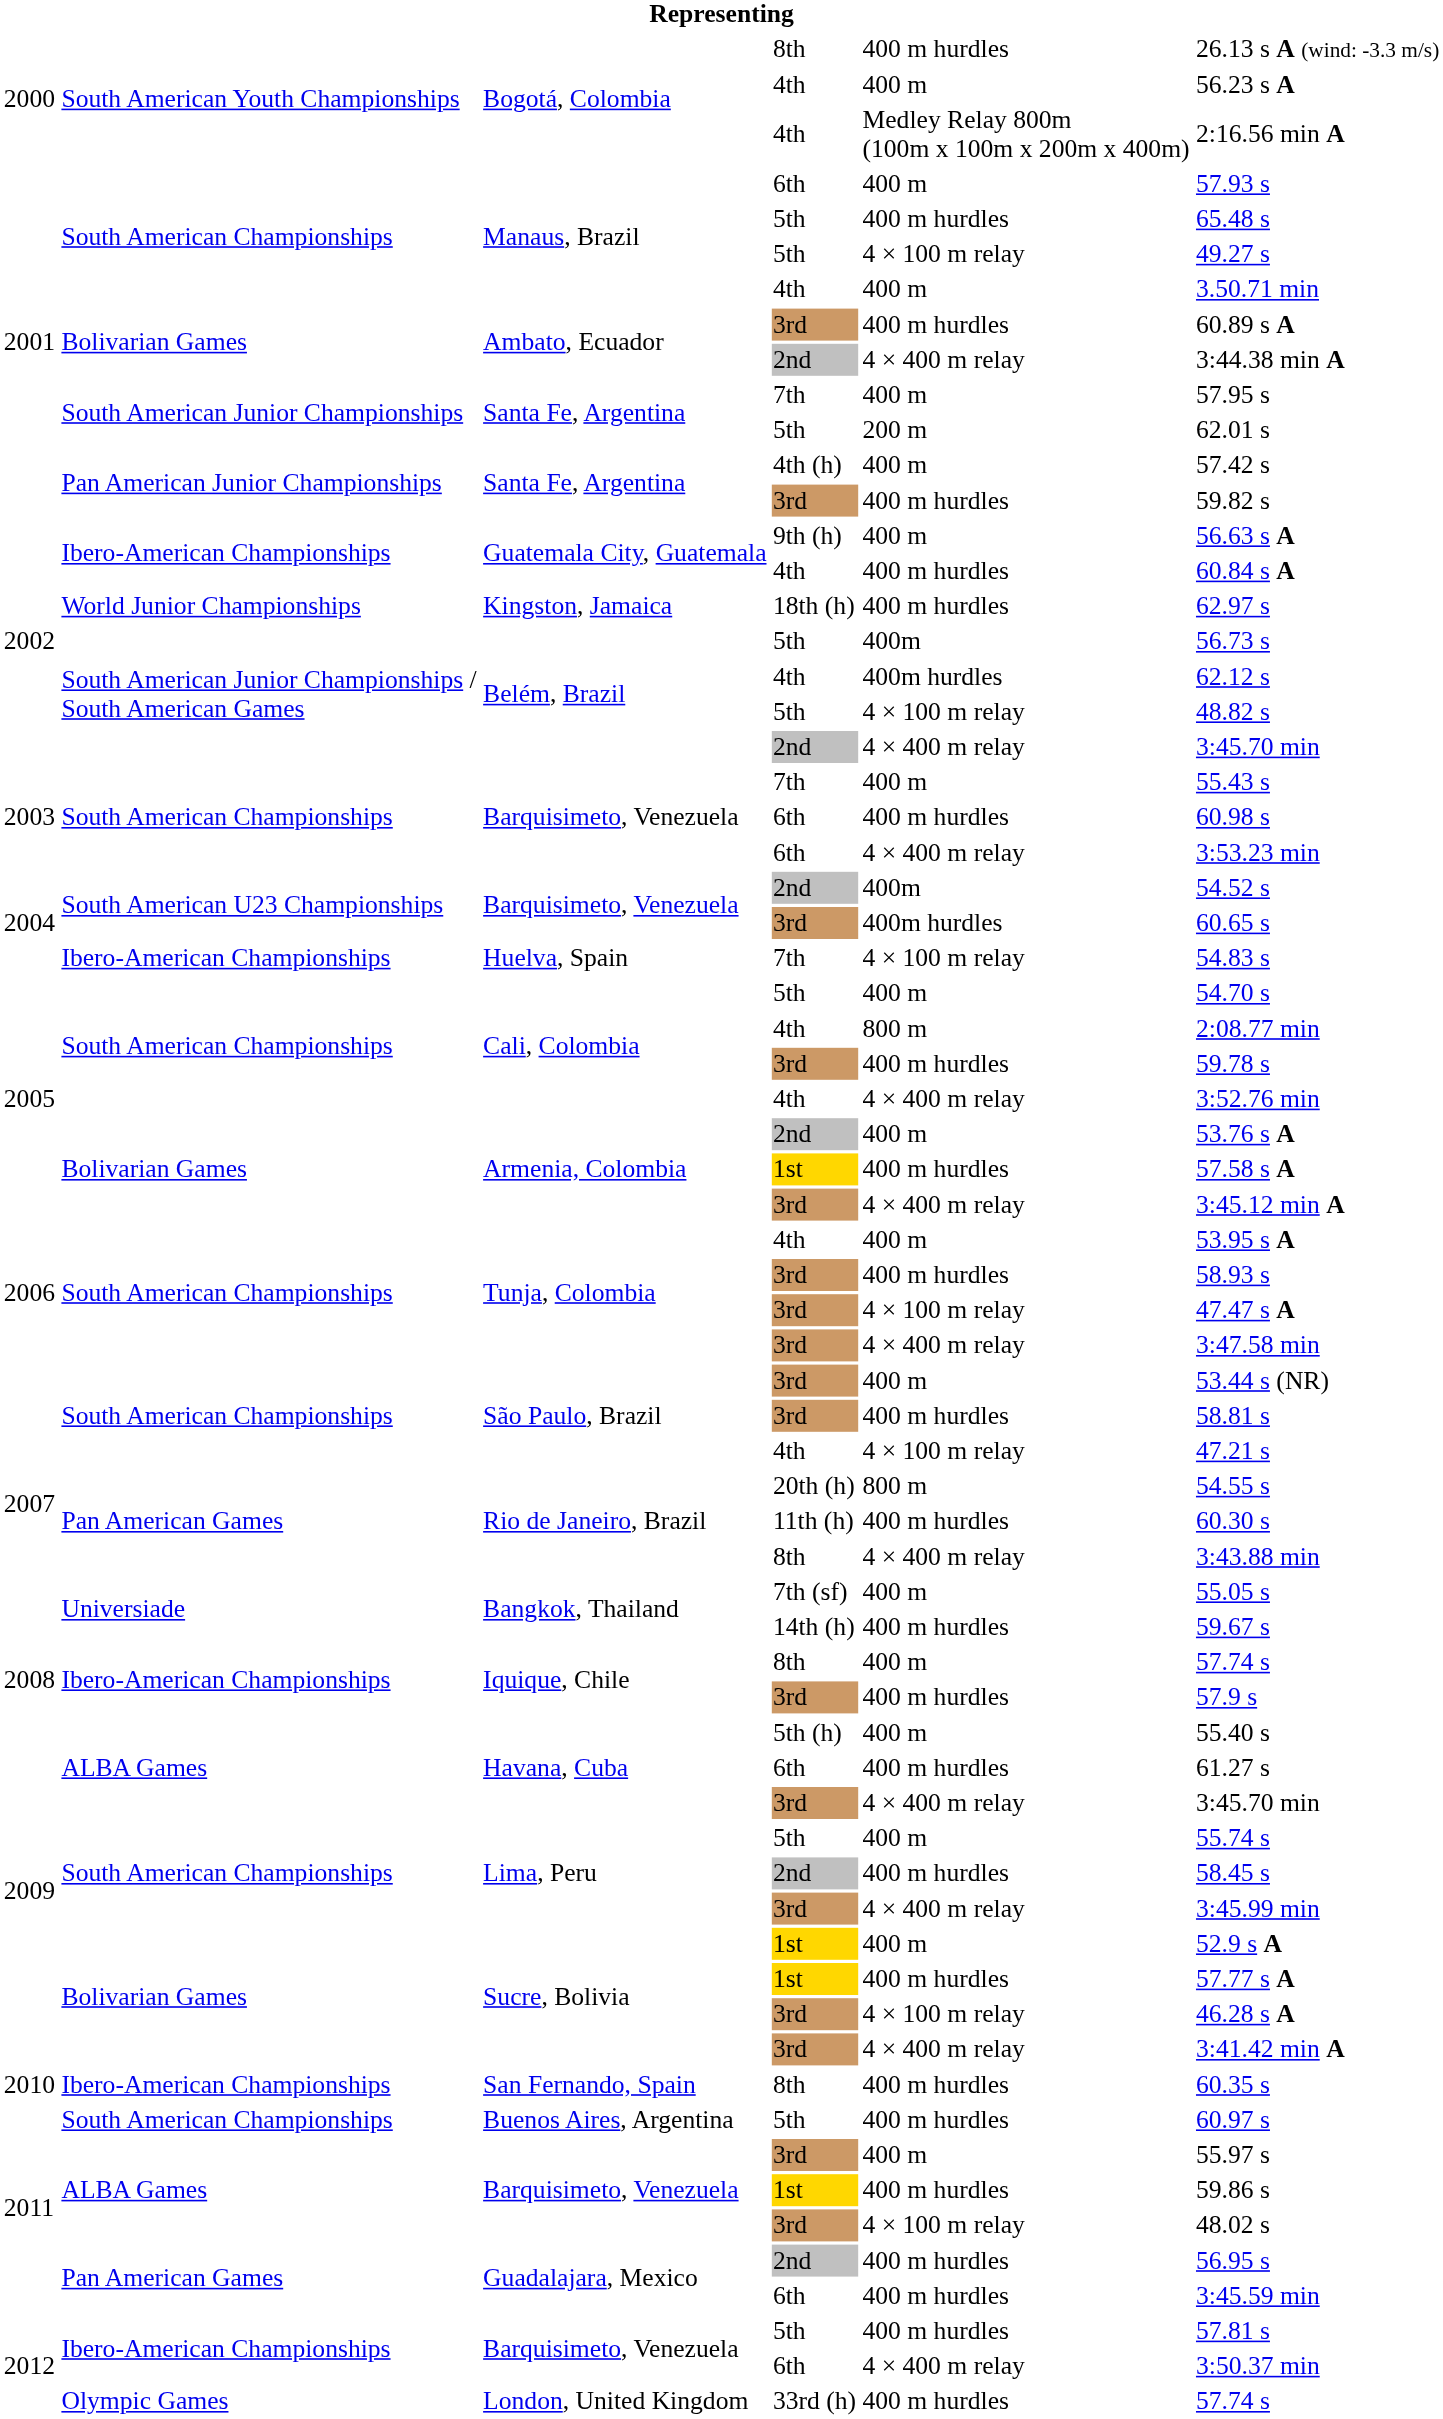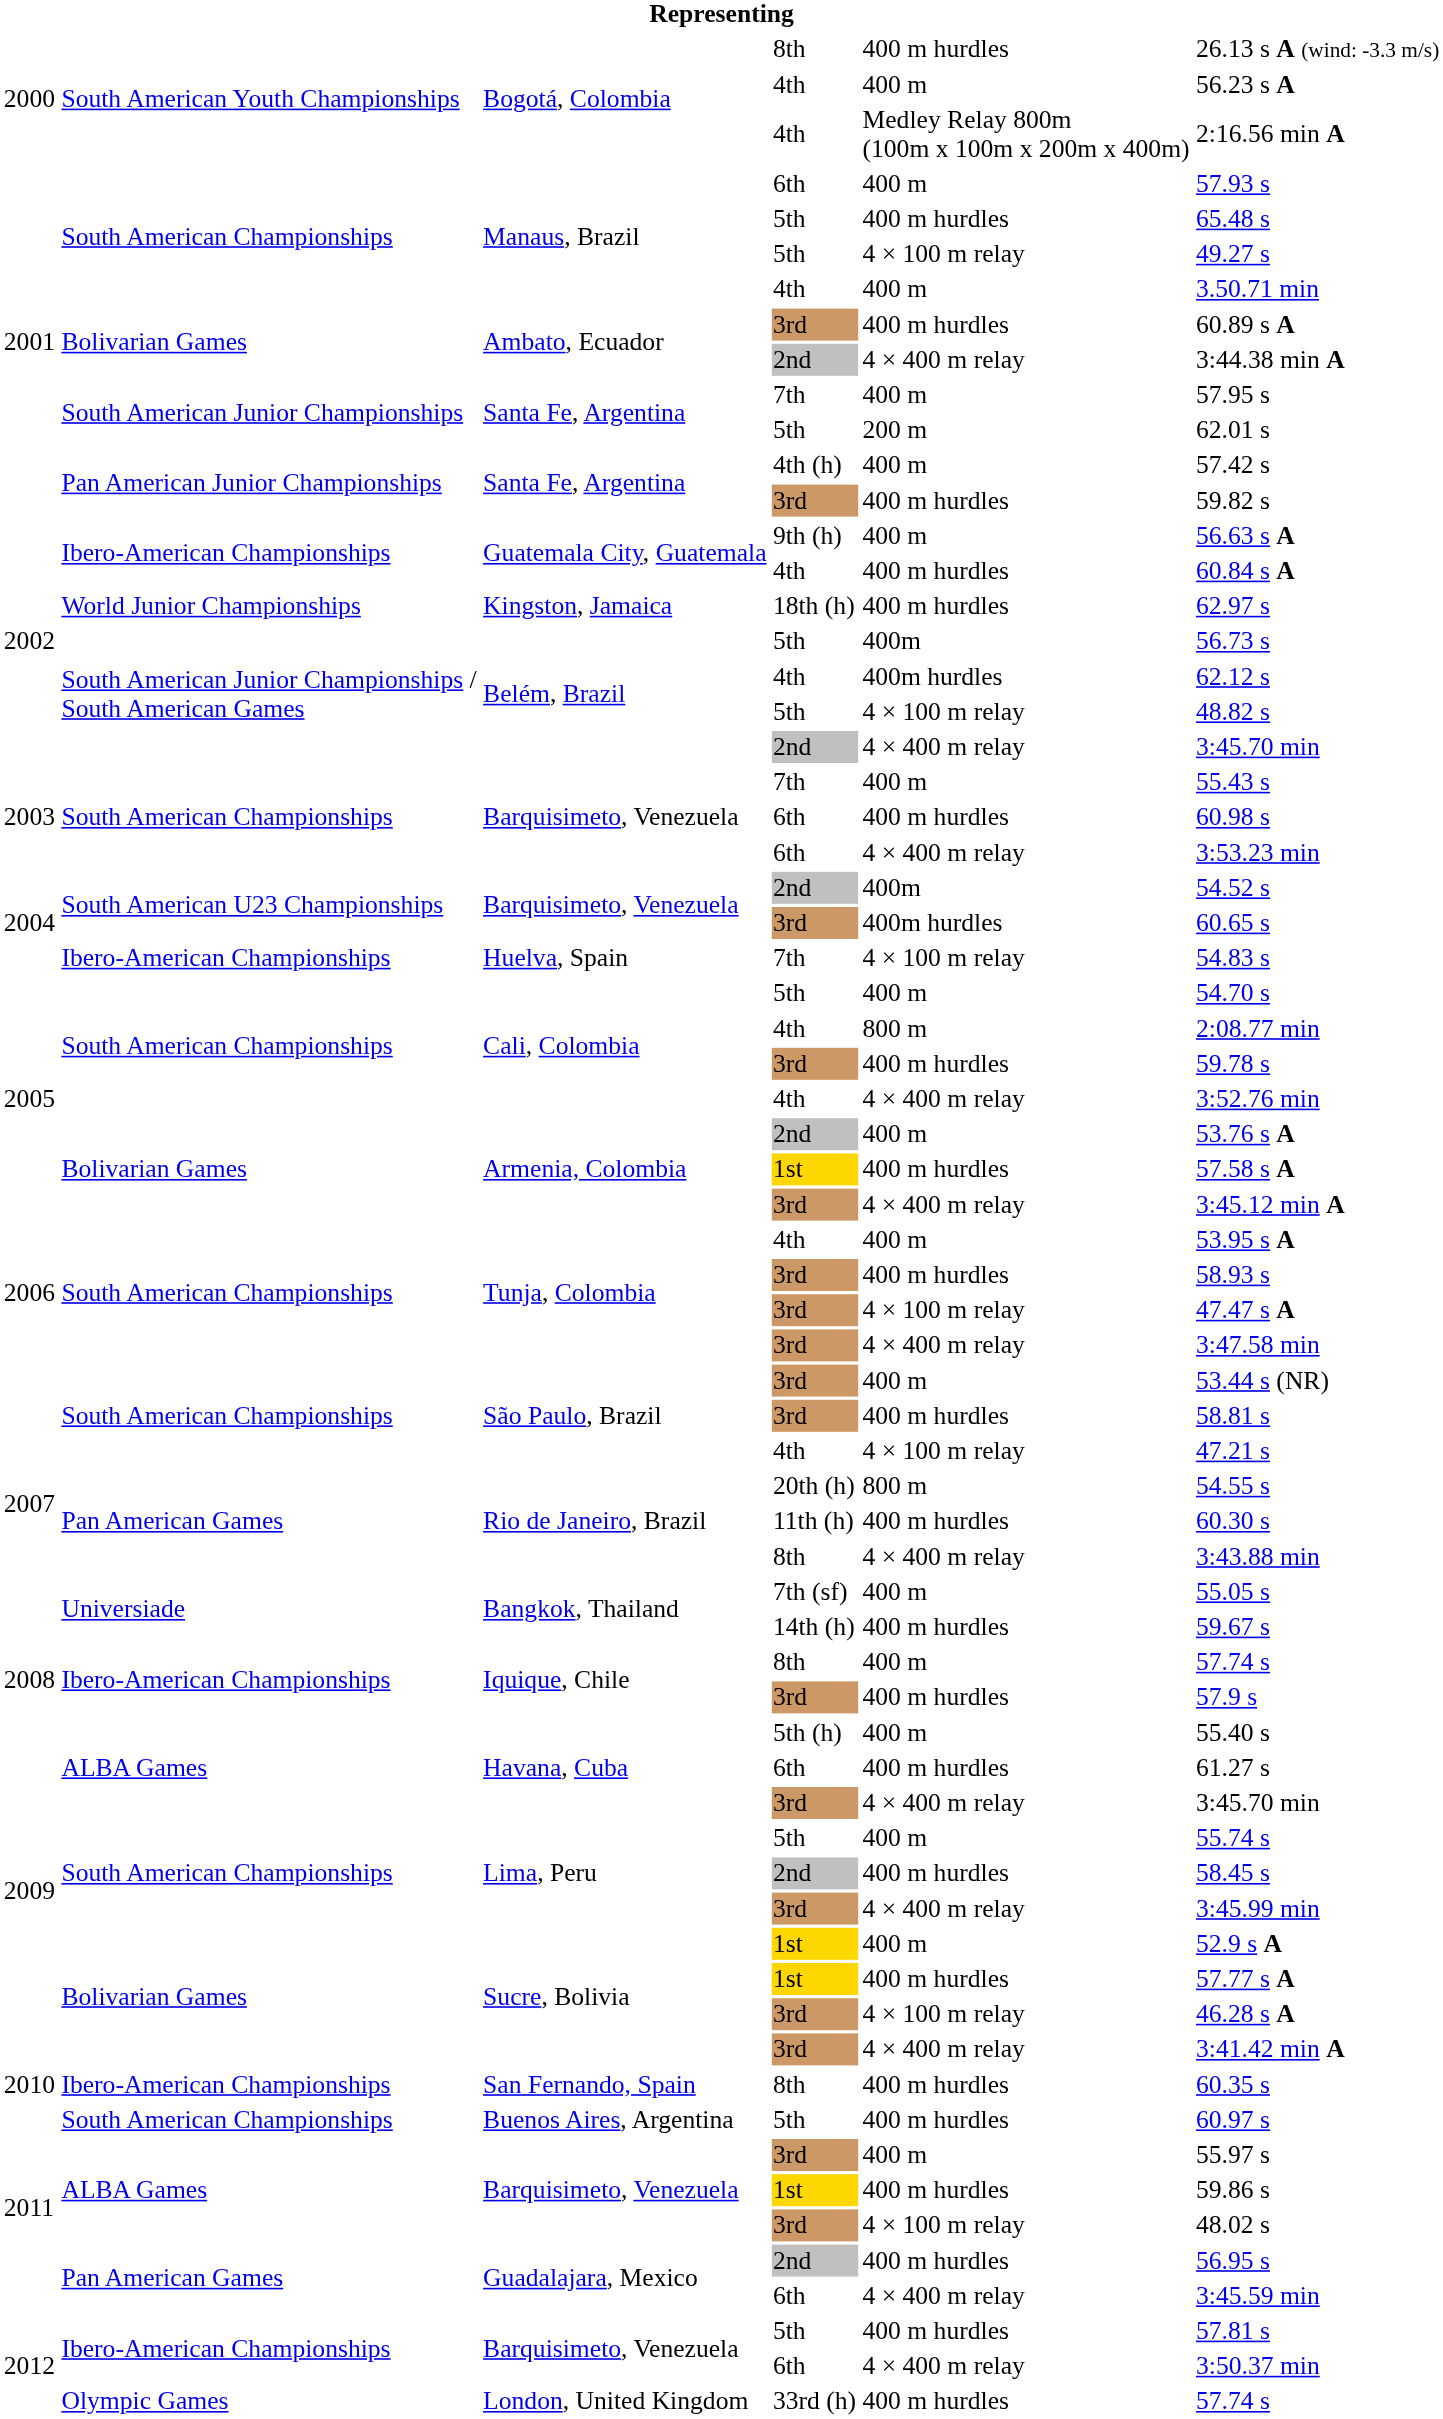(936, 2295) 400 m hurdles -> (944, 2295) 4 × 400 m relay
